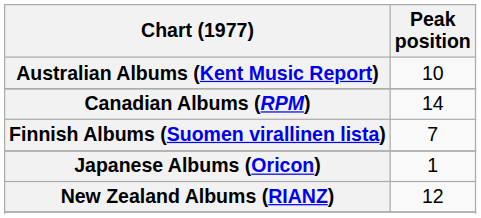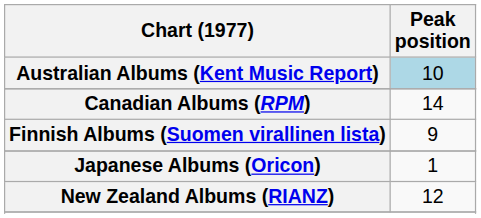(433, 72) no background -> (433, 72) lightblue background
(433, 134) 7 -> (433, 134) 9
